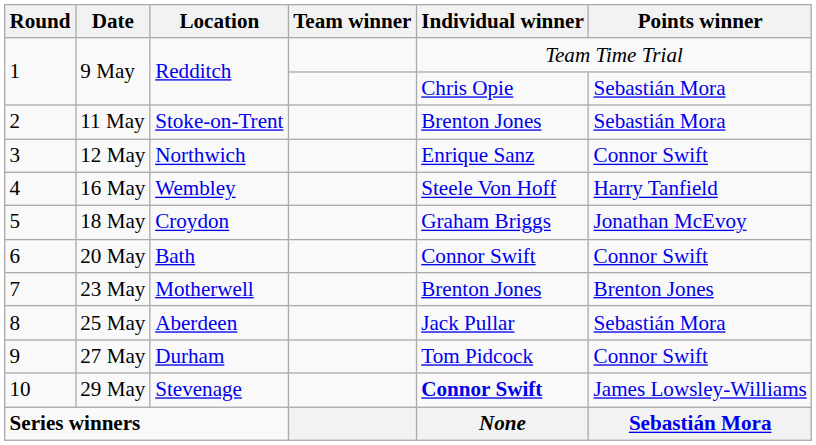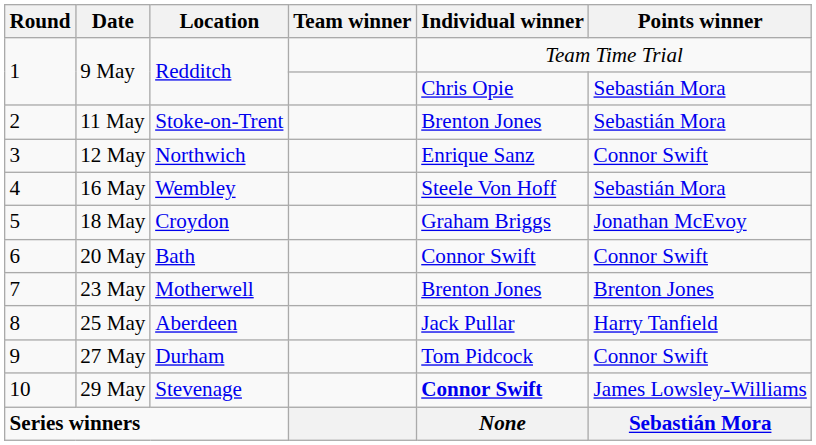(656, 188) Harry Tanfield -> (660, 188) Sebastián Mora
(660, 322) Sebastián Mora -> (656, 322) Harry Tanfield
